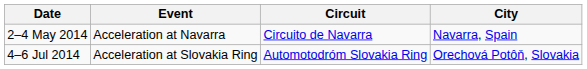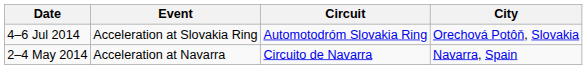rows swapped: (47, 34) <-> (44, 54)
